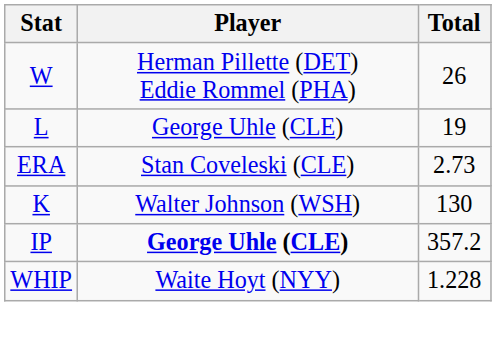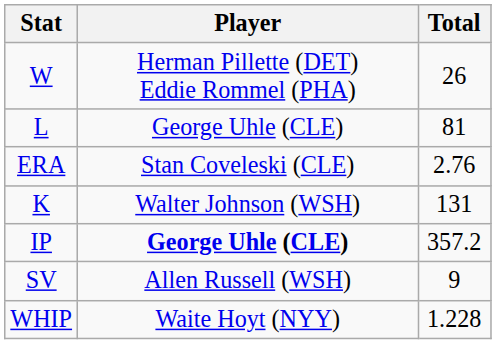(454, 127) 19 -> (454, 127) 81
(454, 165) 2.73 -> (454, 165) 2.76
(454, 204) 130 -> (454, 204) 131
+ row: (41, 280)
